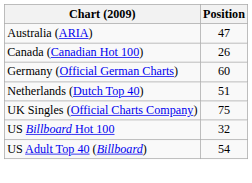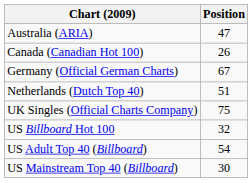(224, 71) 60 -> (224, 71) 67
+ row: (93, 168)
